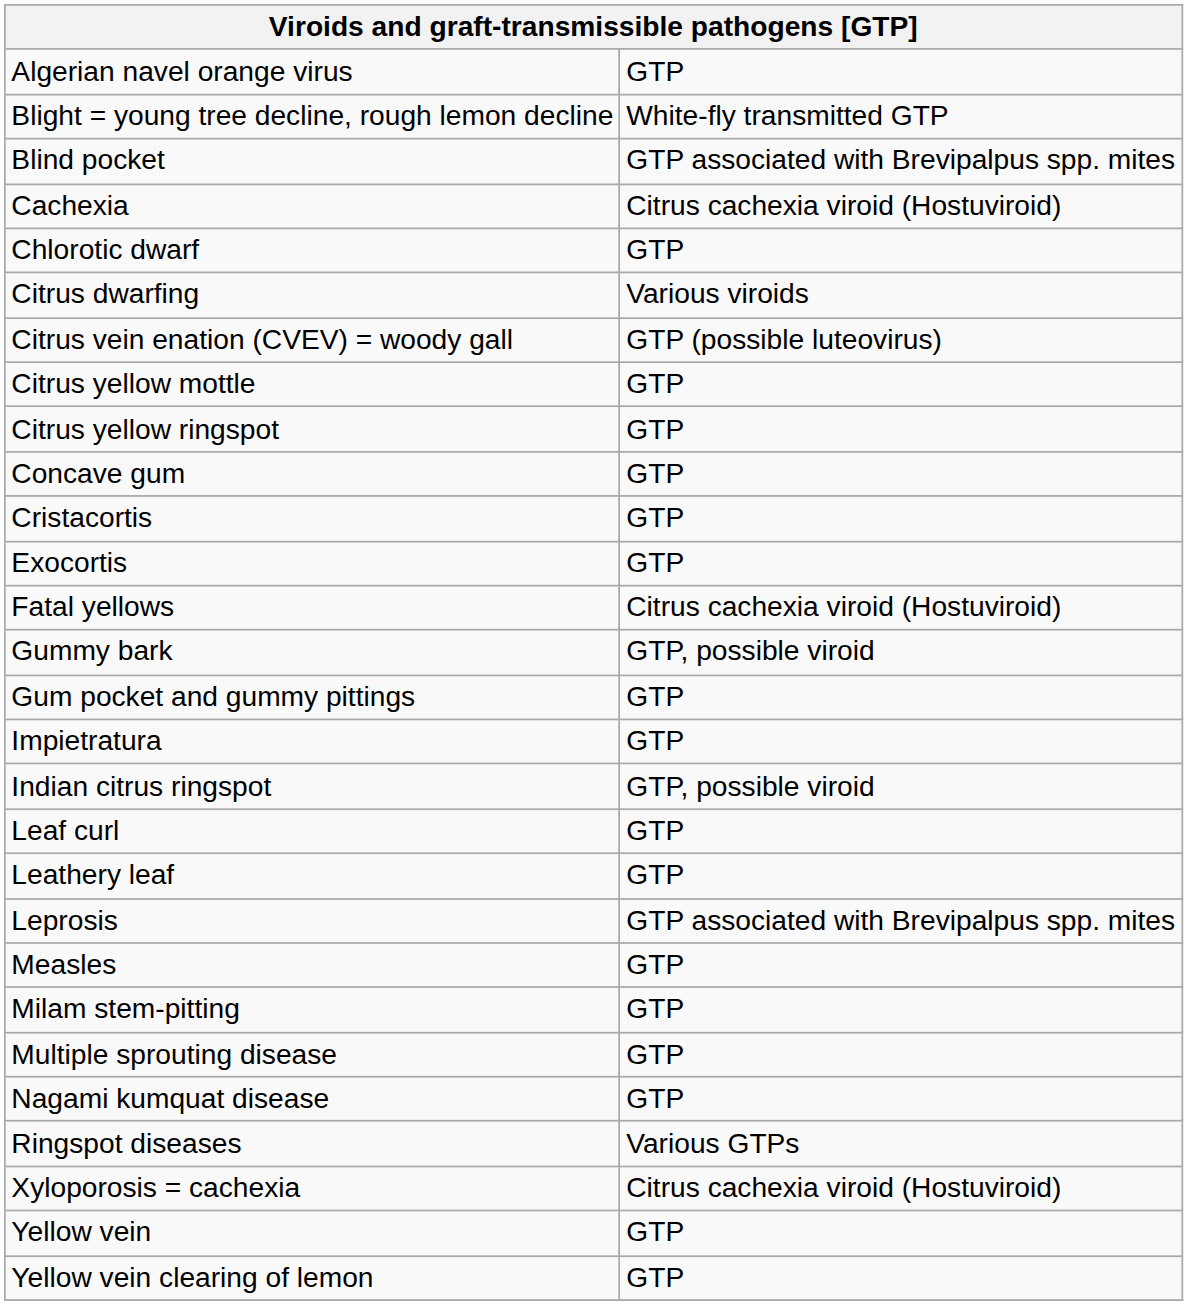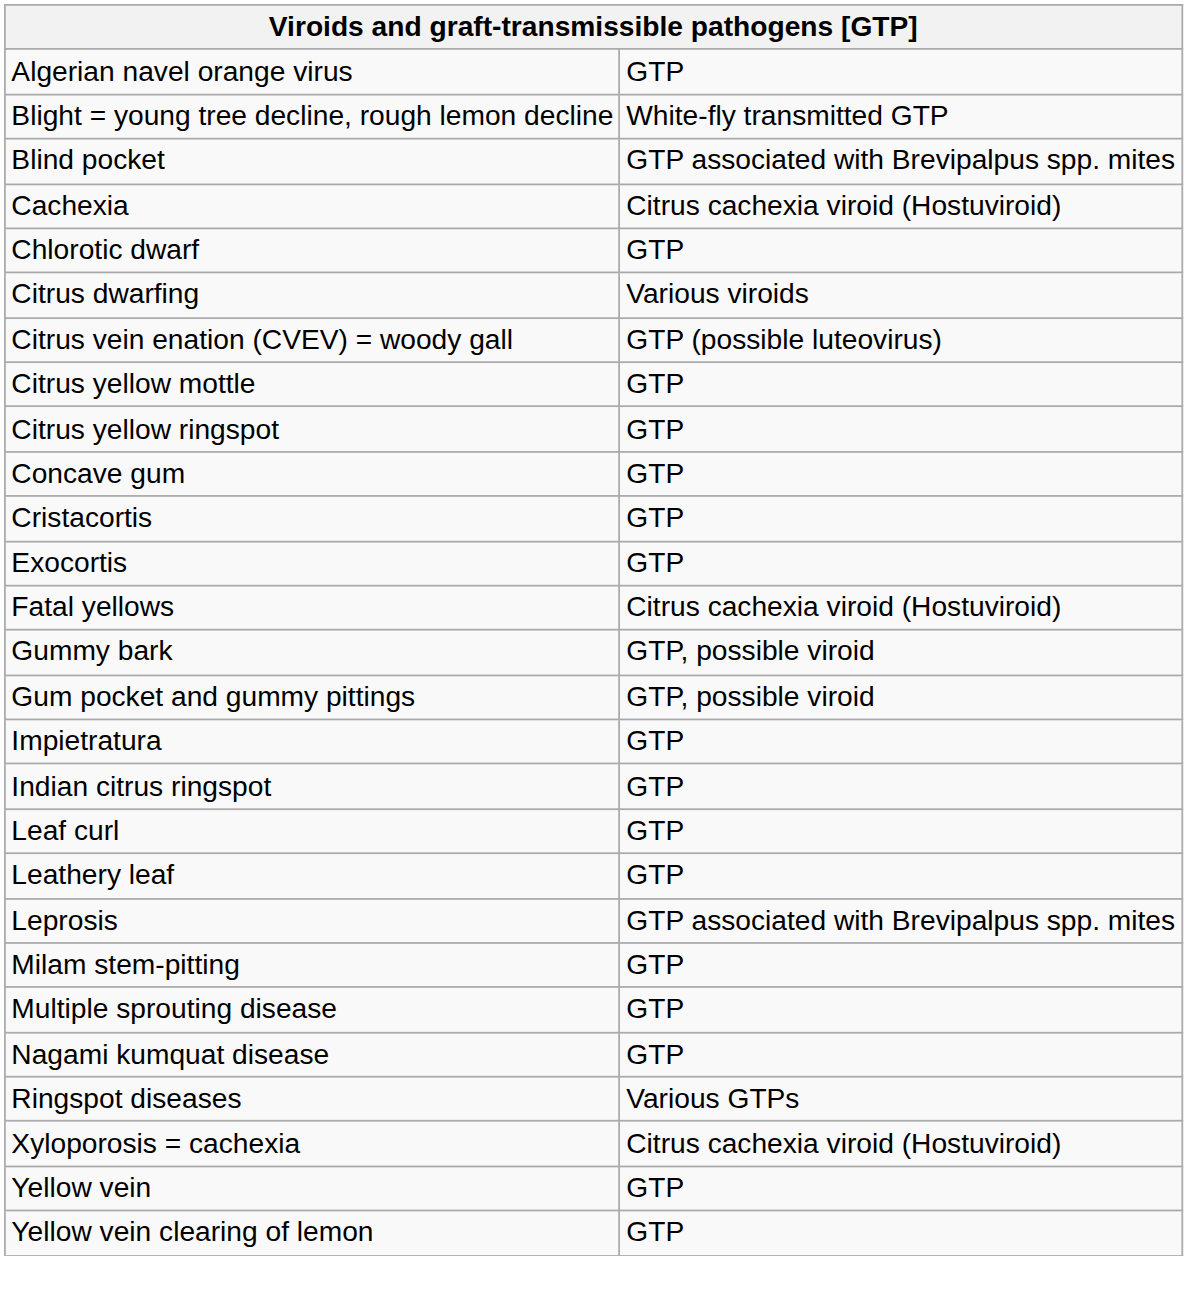(655, 696) GTP -> (750, 696) GTP, possible viroid
(750, 786) GTP, possible viroid -> (655, 786) GTP
- row: (64, 964)
